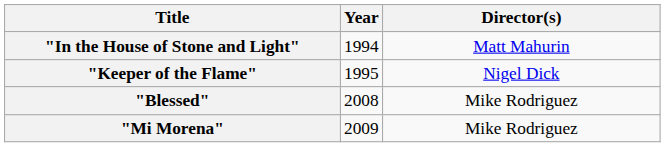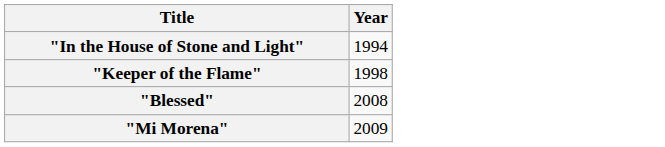- column: (521, 18)
(361, 73) 1995 -> (371, 73) 1998
